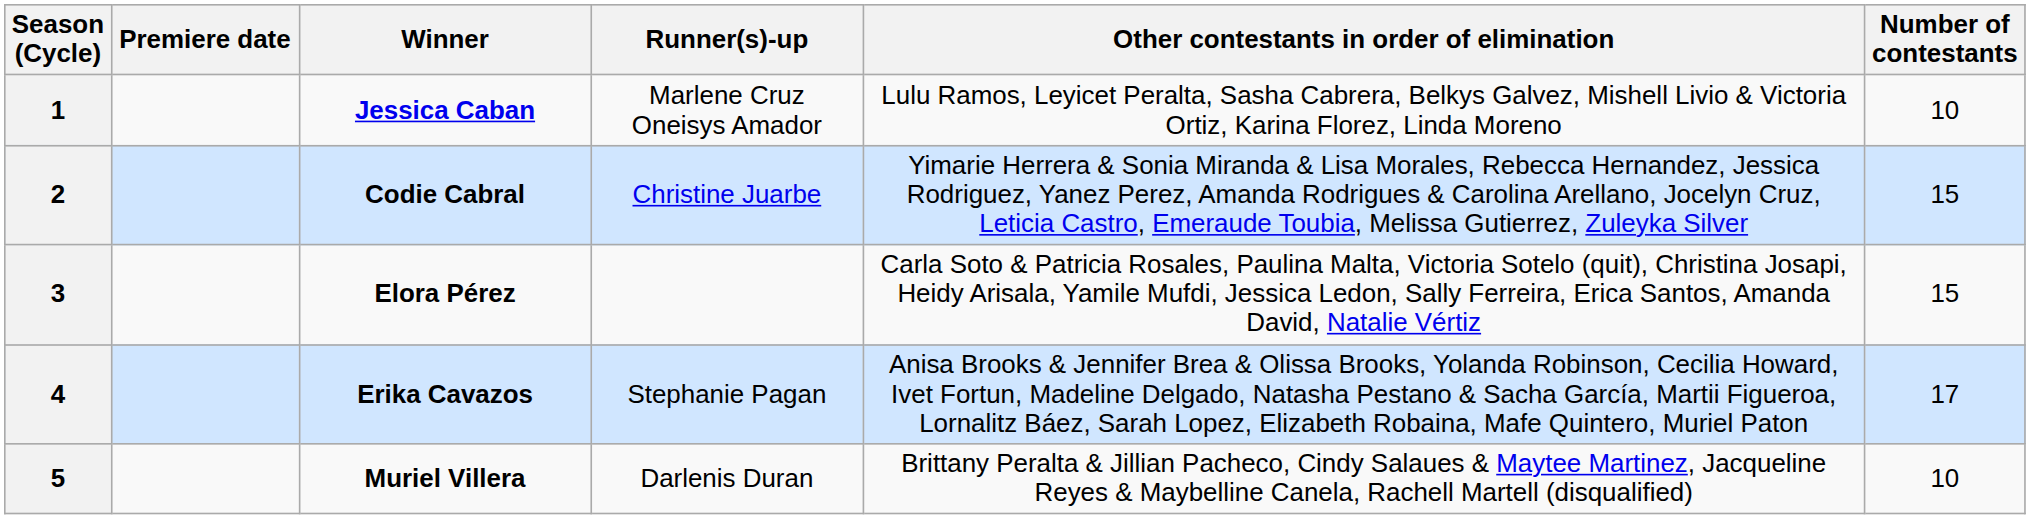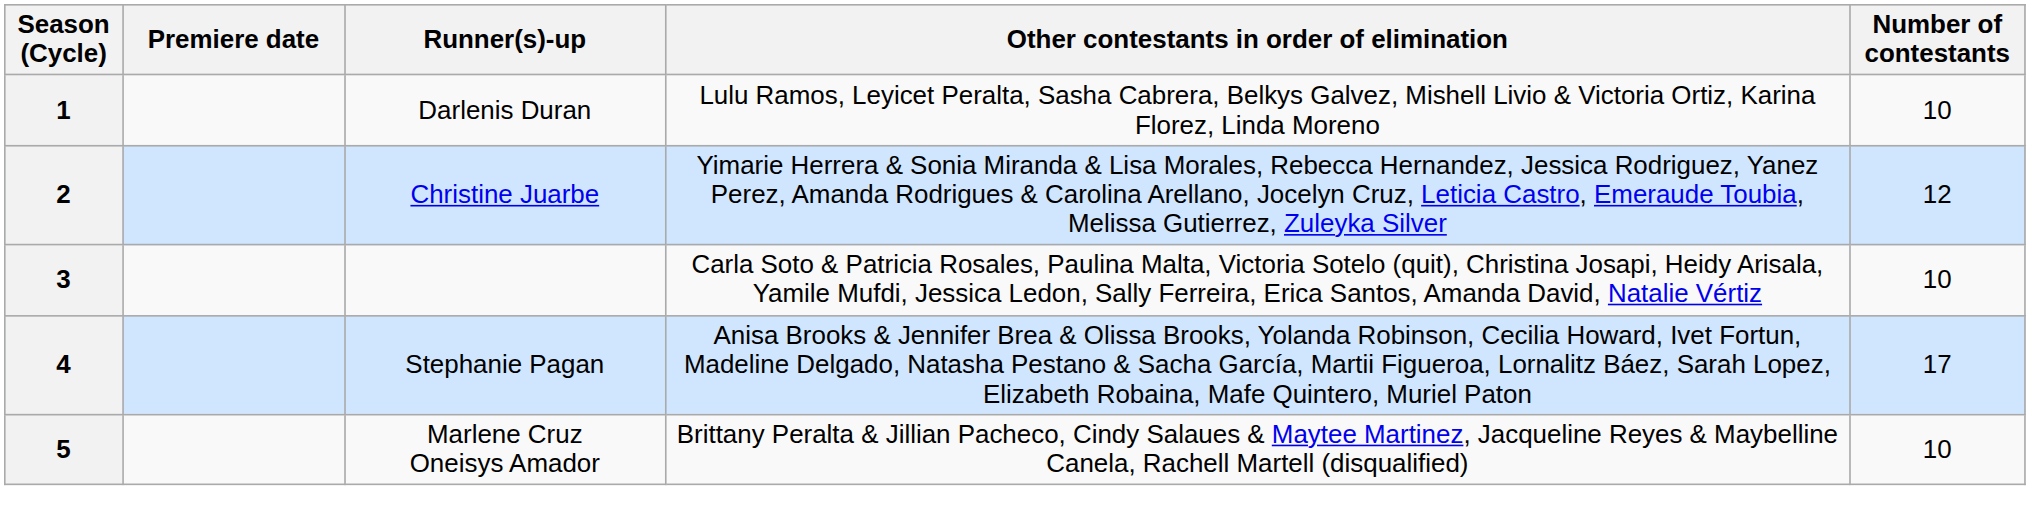- column: (445, 39)
(727, 109) Marlene Cruz Oneisys Amador -> (505, 109) Darlenis Duran
(1945, 194) 15 -> (1937, 194) 12
(1945, 294) 15 -> (1937, 279) 10
(727, 478) Darlenis Duran -> (505, 449) Marlene Cruz Oneisys Amador
